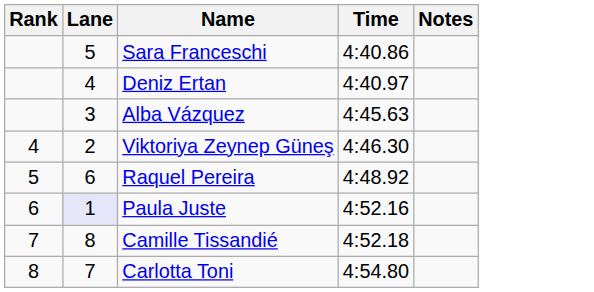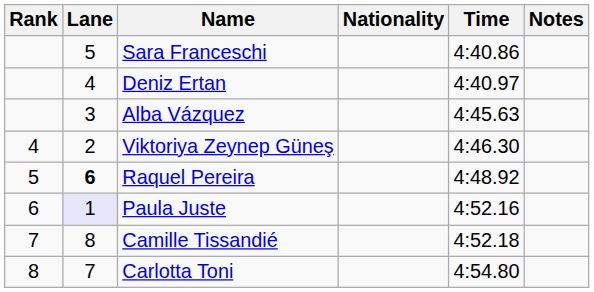+ column: (394, 20)
(90, 177) normal -> (90, 177) bold
